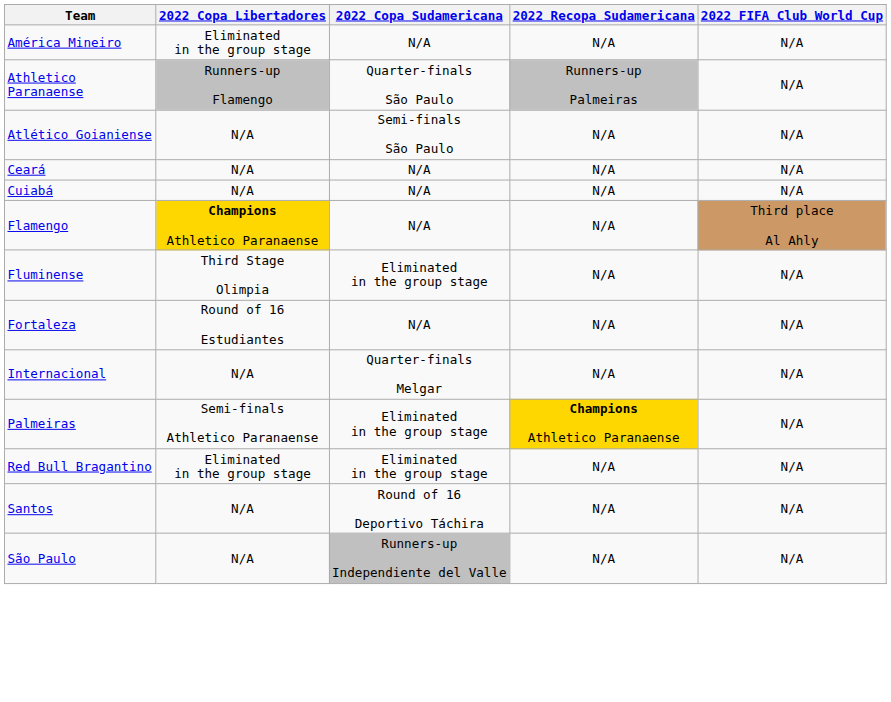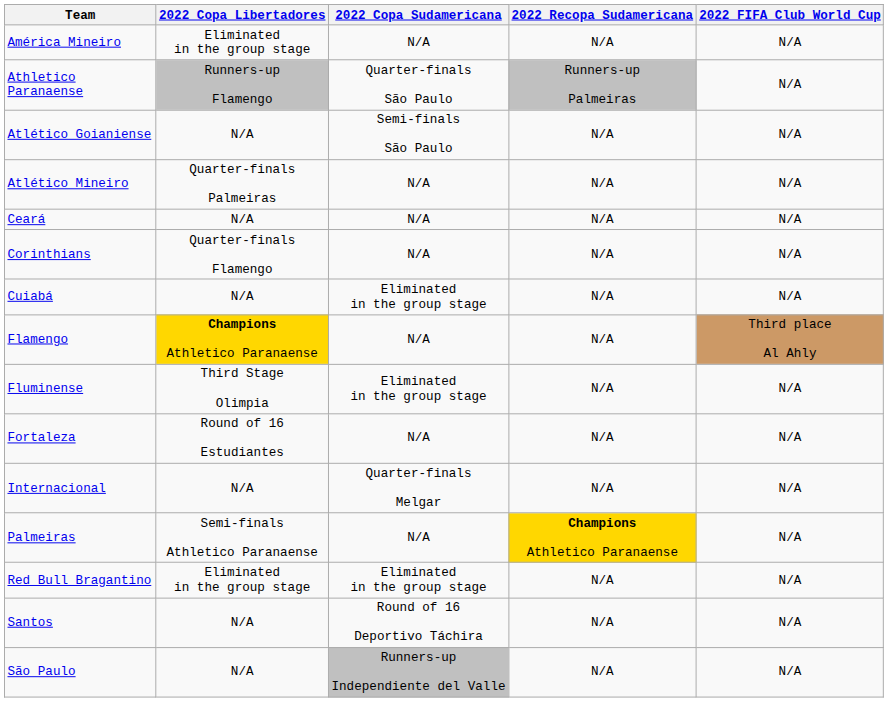+ row: (68, 184)
+ row: (49, 254)
(419, 190) N/A -> (419, 297) Eliminated in the group stage
(419, 424) Eliminated in the group stage -> (419, 538) N/A
